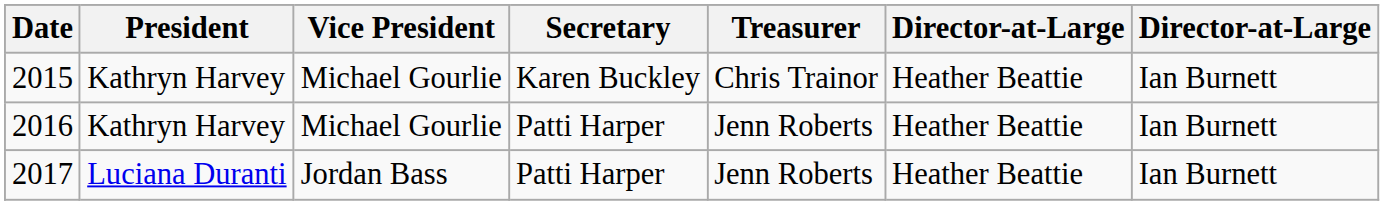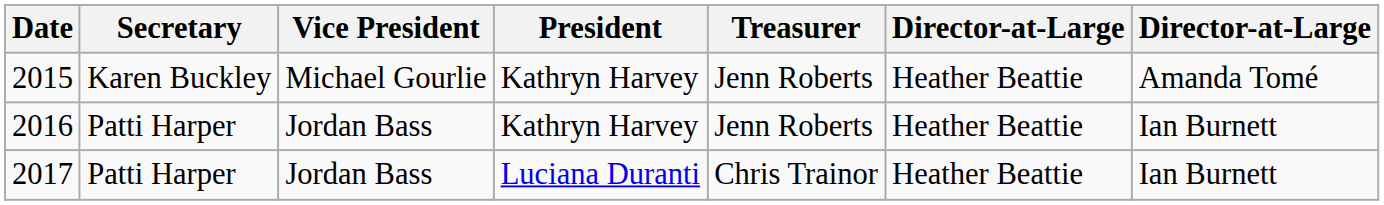columns swapped: (187, 28) <-> (608, 28)
(796, 77) Chris Trainor -> (794, 77) Jenn Roberts
(1208, 77) Ian Burnett -> (1229, 77) Amanda Tomé
(401, 125) Michael Gourlie -> (359, 125) Jordan Bass
(794, 174) Jenn Roberts -> (796, 174) Chris Trainor
